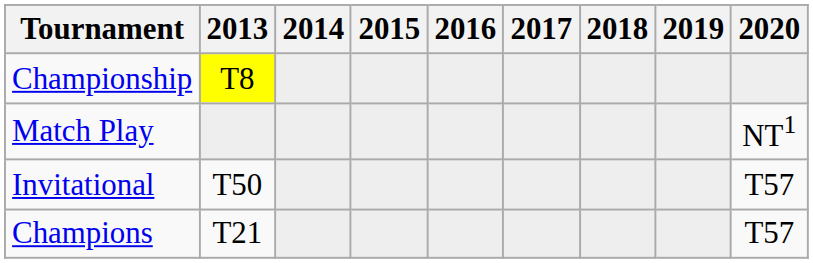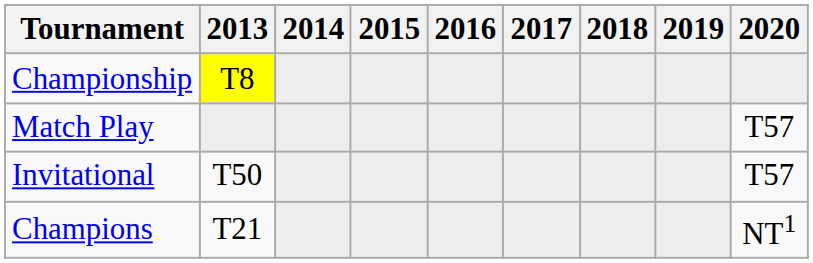(769, 131) NT1 -> (769, 126) T57
(769, 233) T57 -> (769, 229) NT1
